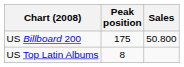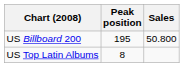(122, 39) 175 -> (122, 39) 195
